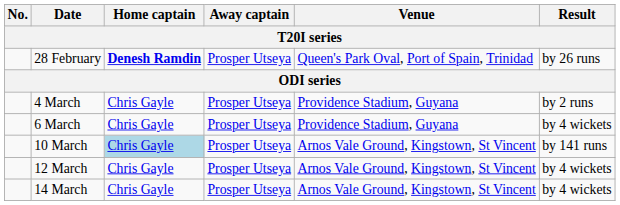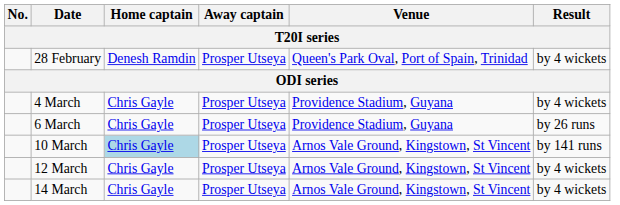(154, 59) bold -> (152, 59) normal
(571, 59) by 26 runs -> (572, 59) by 4 wickets
(568, 102) by 2 runs -> (572, 102) by 4 wickets
(577, 124) by 4 wickets -> (566, 124) by 26 runs
